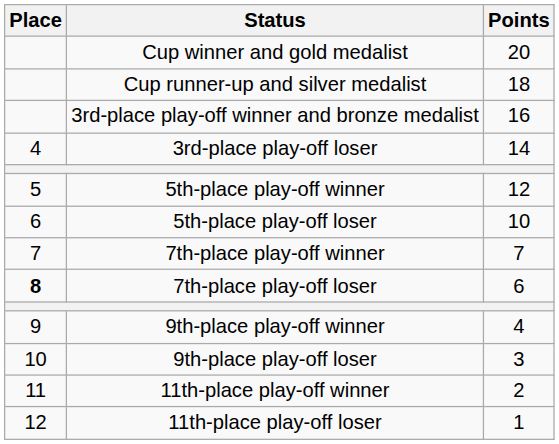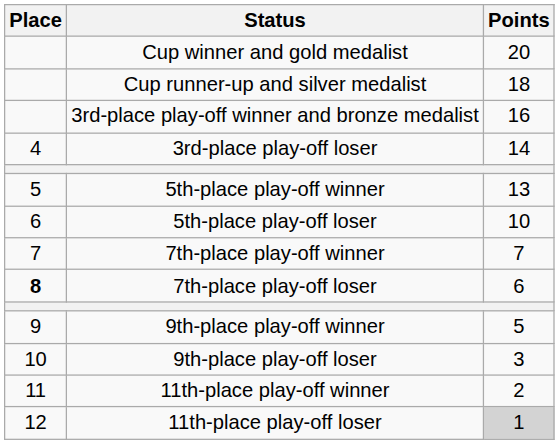(519, 189) 12 -> (519, 189) 13
(519, 326) 4 -> (519, 326) 5
(519, 422) no background -> (519, 422) lightgrey background
